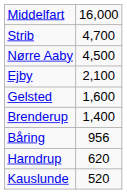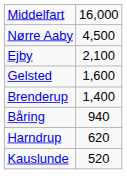- row: (21, 35)
(99, 138) 956 -> (99, 117) 940
